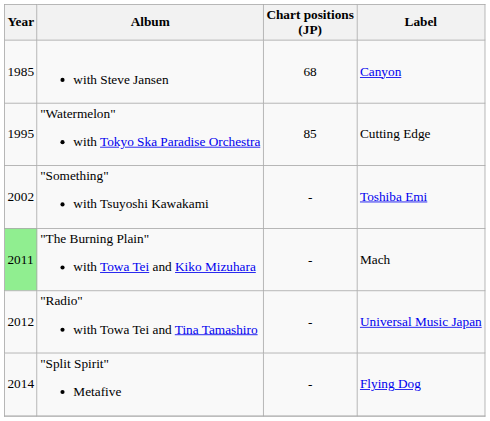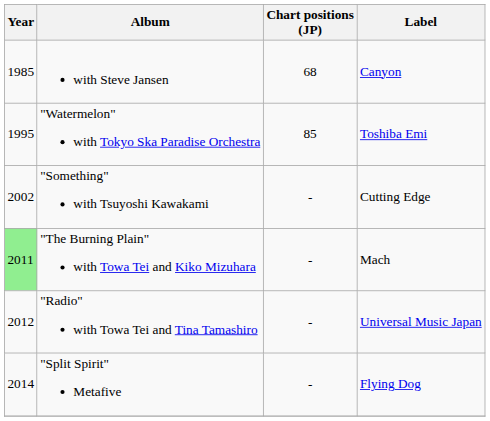(395, 134) Cutting Edge -> (394, 134) Toshiba Emi
(394, 196) Toshiba Emi -> (395, 196) Cutting Edge
